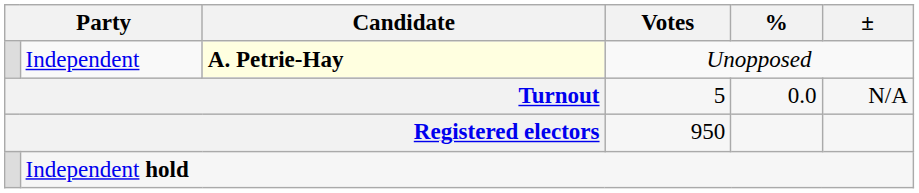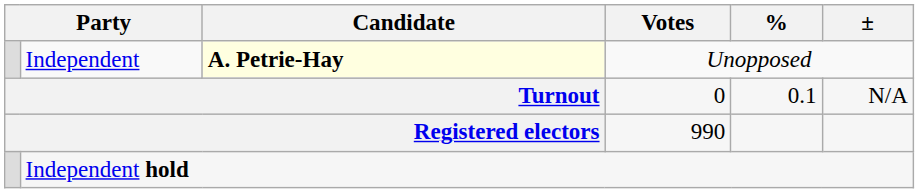(720, 95) 5 -> (720, 95) 0
(802, 95) 0.0 -> (802, 95) 0.1
(708, 132) 950 -> (708, 132) 990
